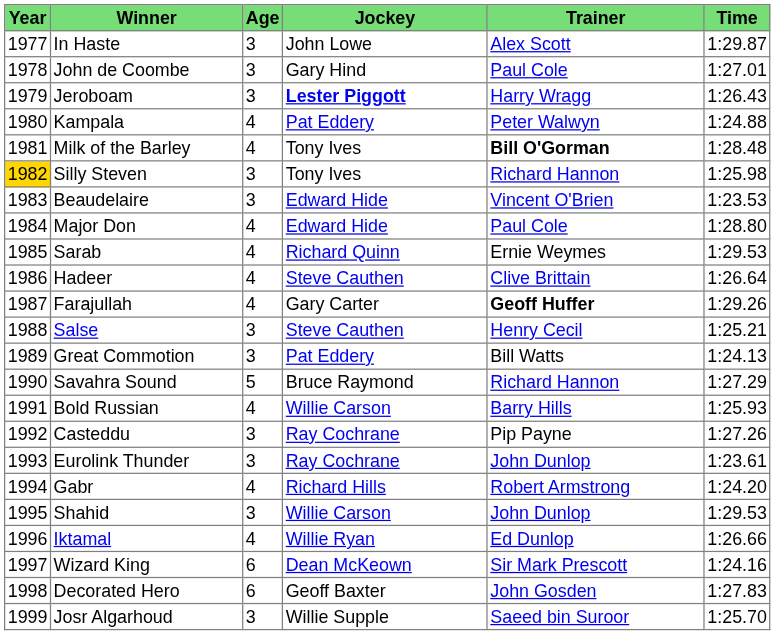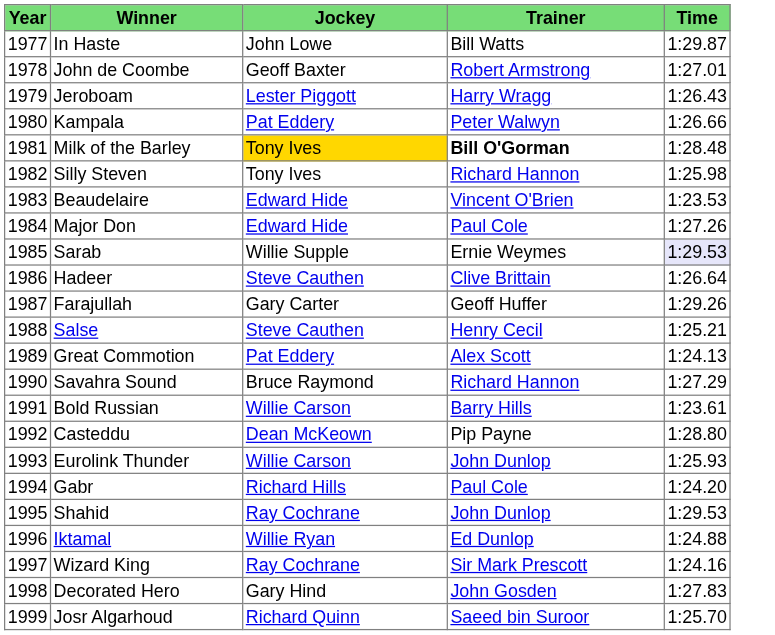- column: (263, 18)
(531, 44) Alex Scott -> (487, 44) Bill Watts
(326, 70) Gary Hind -> (296, 70) Geoff Baxter
(529, 70) Paul Cole -> (520, 70) Robert Armstrong
(346, 96) bold -> (301, 96) normal
(737, 122) 1:24.88 -> (697, 122) 1:26.66
(323, 148) no background -> (284, 148) gold background
(28, 174) gold background -> (28, 174) no background
(737, 226) 1:28.80 -> (697, 226) 1:27.26
(343, 252) Richard Quinn -> (297, 252) Willie Supple
(737, 252) no background -> (697, 252) lavender background
(542, 304) bold -> (499, 304) normal
(527, 356) Bill Watts -> (491, 356) Alex Scott
(737, 408) 1:25.93 -> (697, 408) 1:23.61
(343, 434) Ray Cochrane -> (309, 434) Dean McKeown
(737, 434) 1:27.26 -> (697, 434) 1:28.80
(343, 460) Ray Cochrane -> (298, 460) Willie Carson
(737, 460) 1:23.61 -> (697, 460) 1:25.93
(560, 486) Robert Armstrong -> (489, 486) Paul Cole
(338, 512) Willie Carson -> (303, 512) Ray Cochrane
(737, 538) 1:26.66 -> (697, 538) 1:24.88
(349, 564) Dean McKeown -> (303, 564) Ray Cochrane
(336, 591) Geoff Baxter -> (286, 591) Gary Hind
(337, 617) Willie Supple -> (303, 617) Richard Quinn
